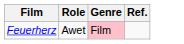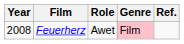+ column: (19, 13)
